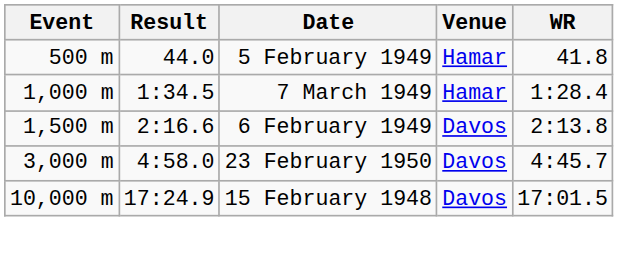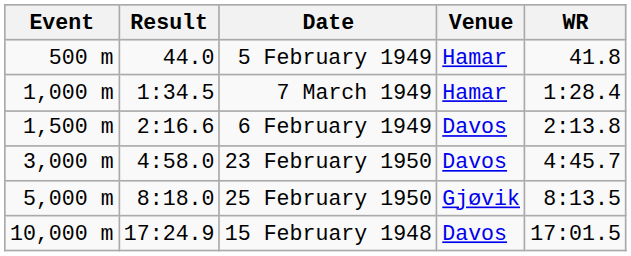+ row: (328, 198)
